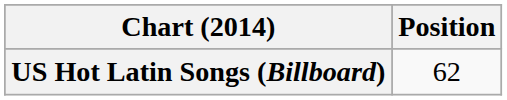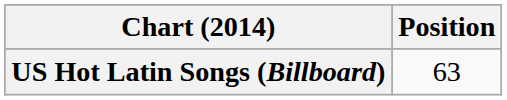(447, 71) 62 -> (447, 71) 63
